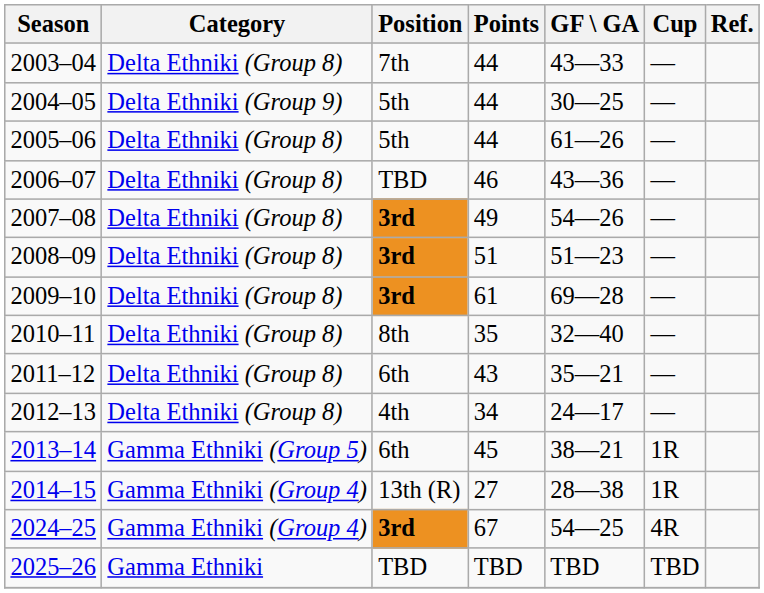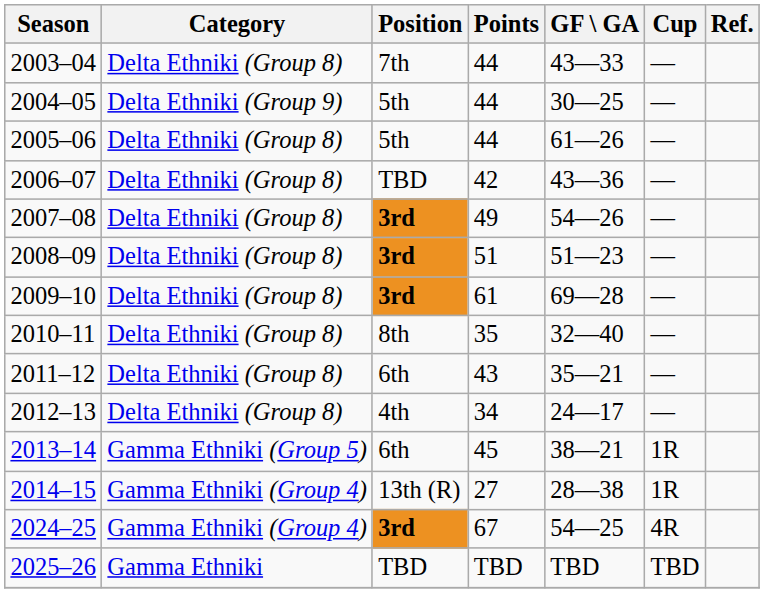(486, 179) 46 -> (486, 179) 42
